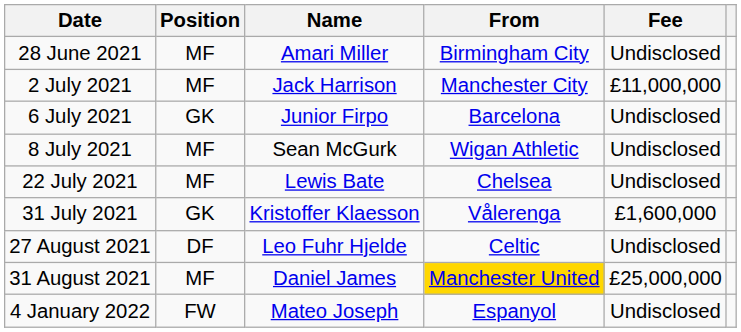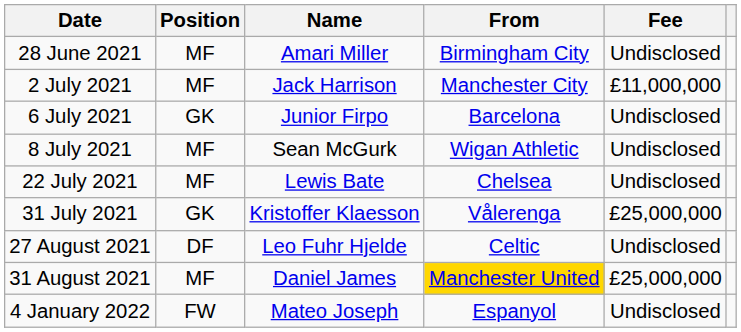(665, 213) £1,600,000 -> (665, 213) £25,000,000
